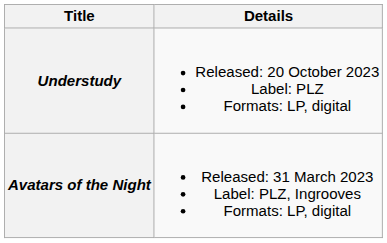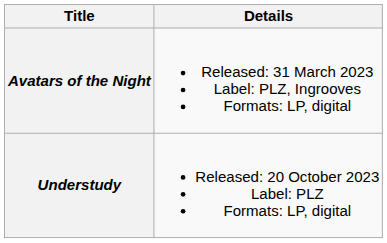rows swapped: (79, 185) <-> (79, 80)
